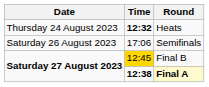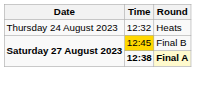(139, 27) bold -> (139, 27) normal
- row: (179, 43)
